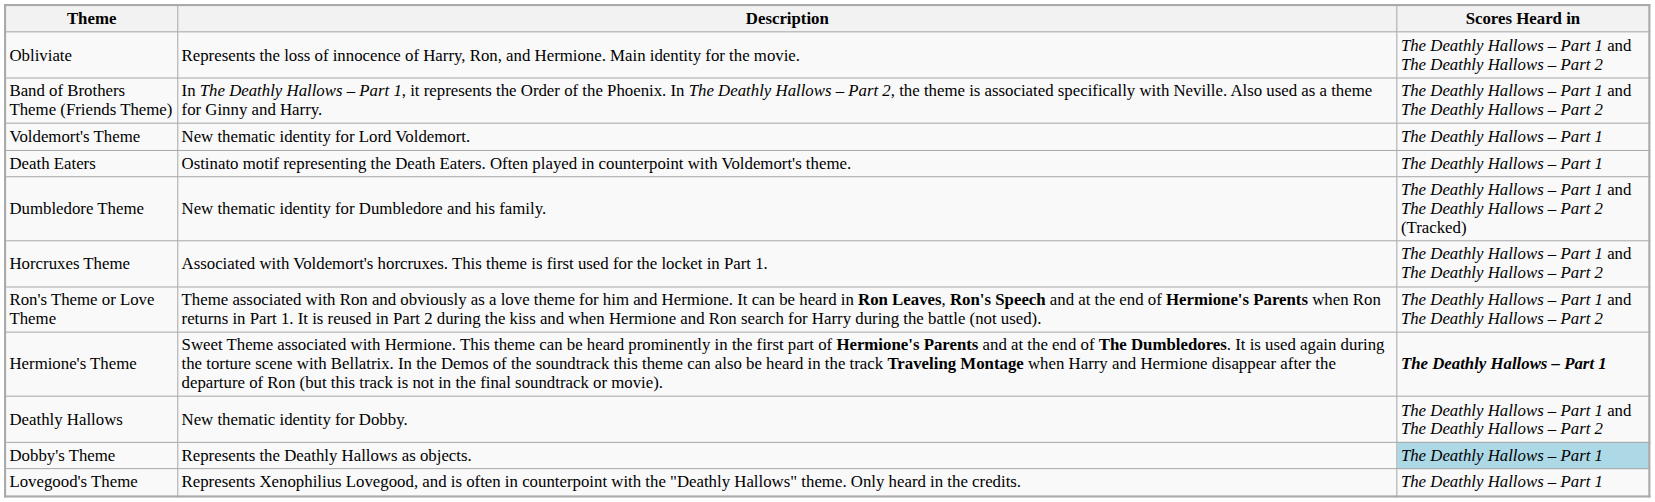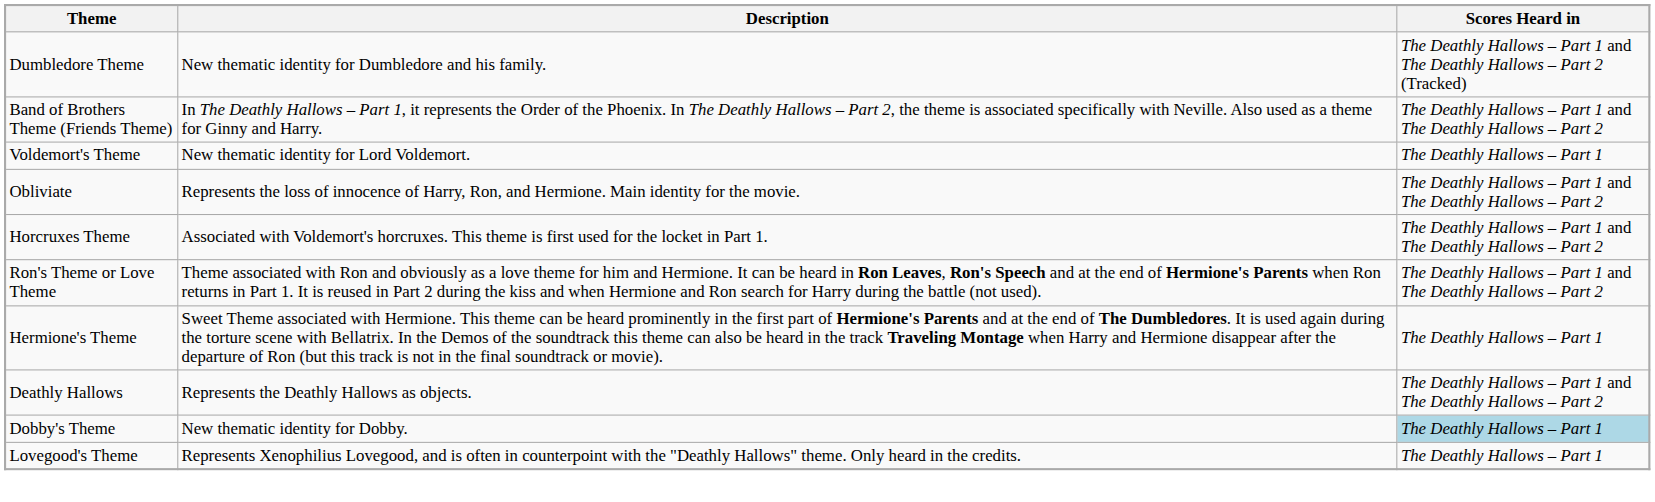rows swapped: (41, 54) <-> (77, 208)
- row: (53, 163)
(1504, 364) bold -> (1502, 337) normal
(295, 419) New thematic identity for Dobby. -> (327, 392) Represents the Deathly Hallows as objects.
(327, 455) Represents the Deathly Hallows as objects. -> (295, 428) New thematic identity for Dobby.
